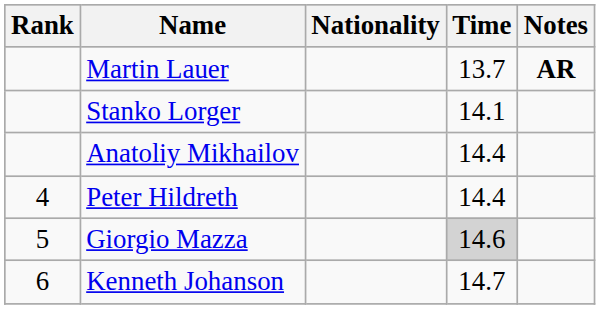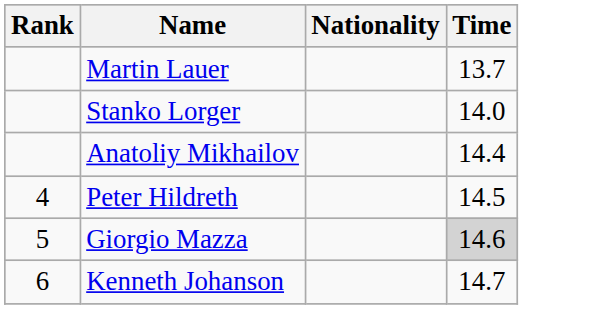- column: (556, 25)
(482, 111) 14.1 -> (482, 111) 14.0
(482, 196) 14.4 -> (482, 196) 14.5
